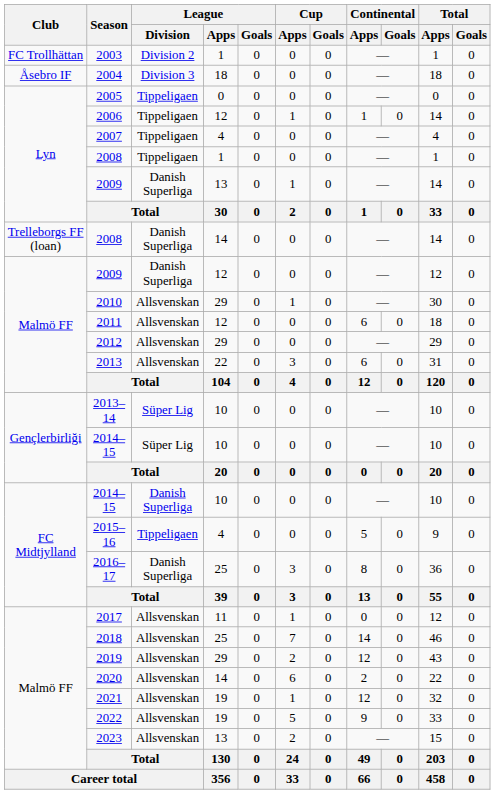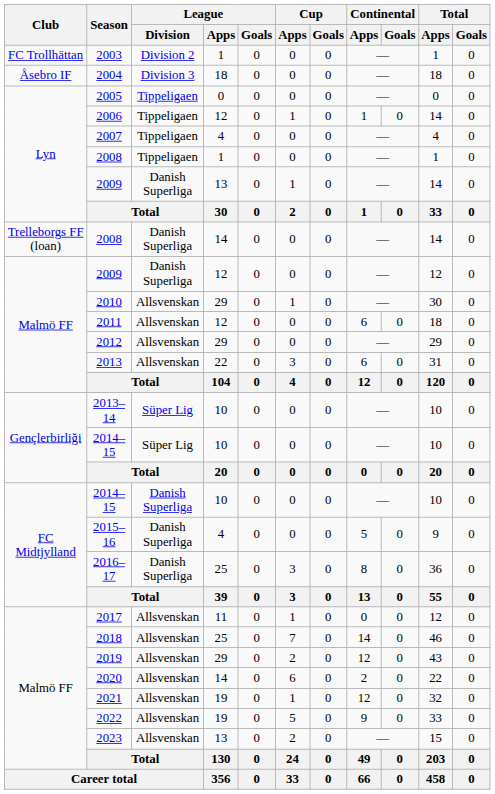(168, 534) Tippeligaen -> (168, 534) Danish Superliga
